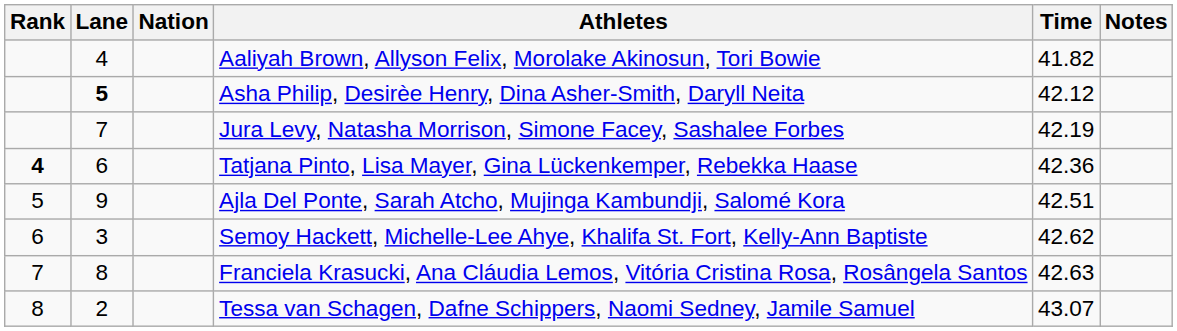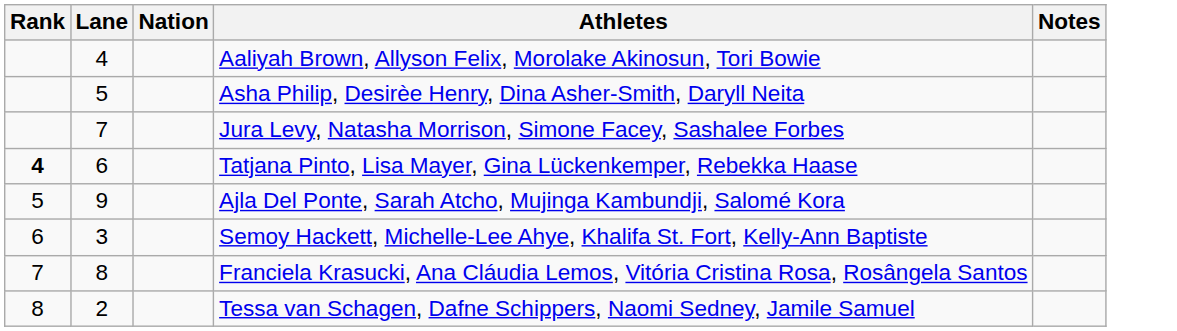- column: (1066, 22)
(102, 93) bold -> (102, 93) normal
